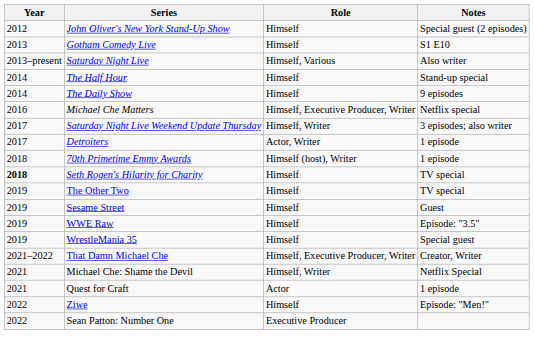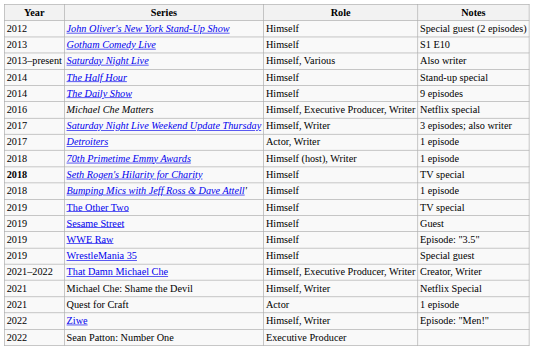+ row: (157, 191)
(282, 304) Himself -> (298, 321) Himself, Writer
